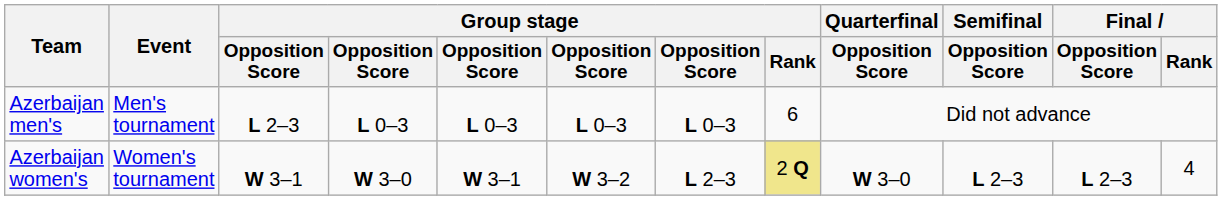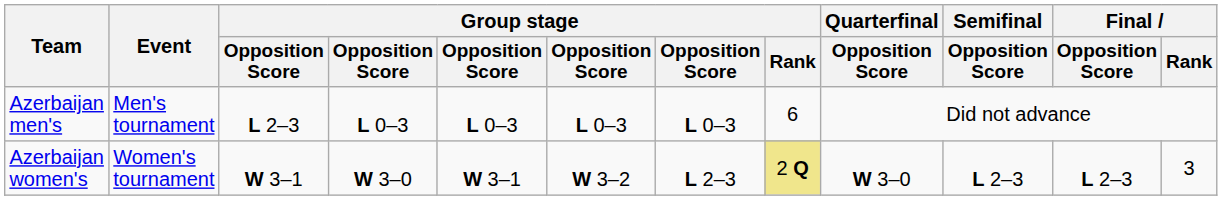(1189, 168) 4 -> (1189, 168) 3
